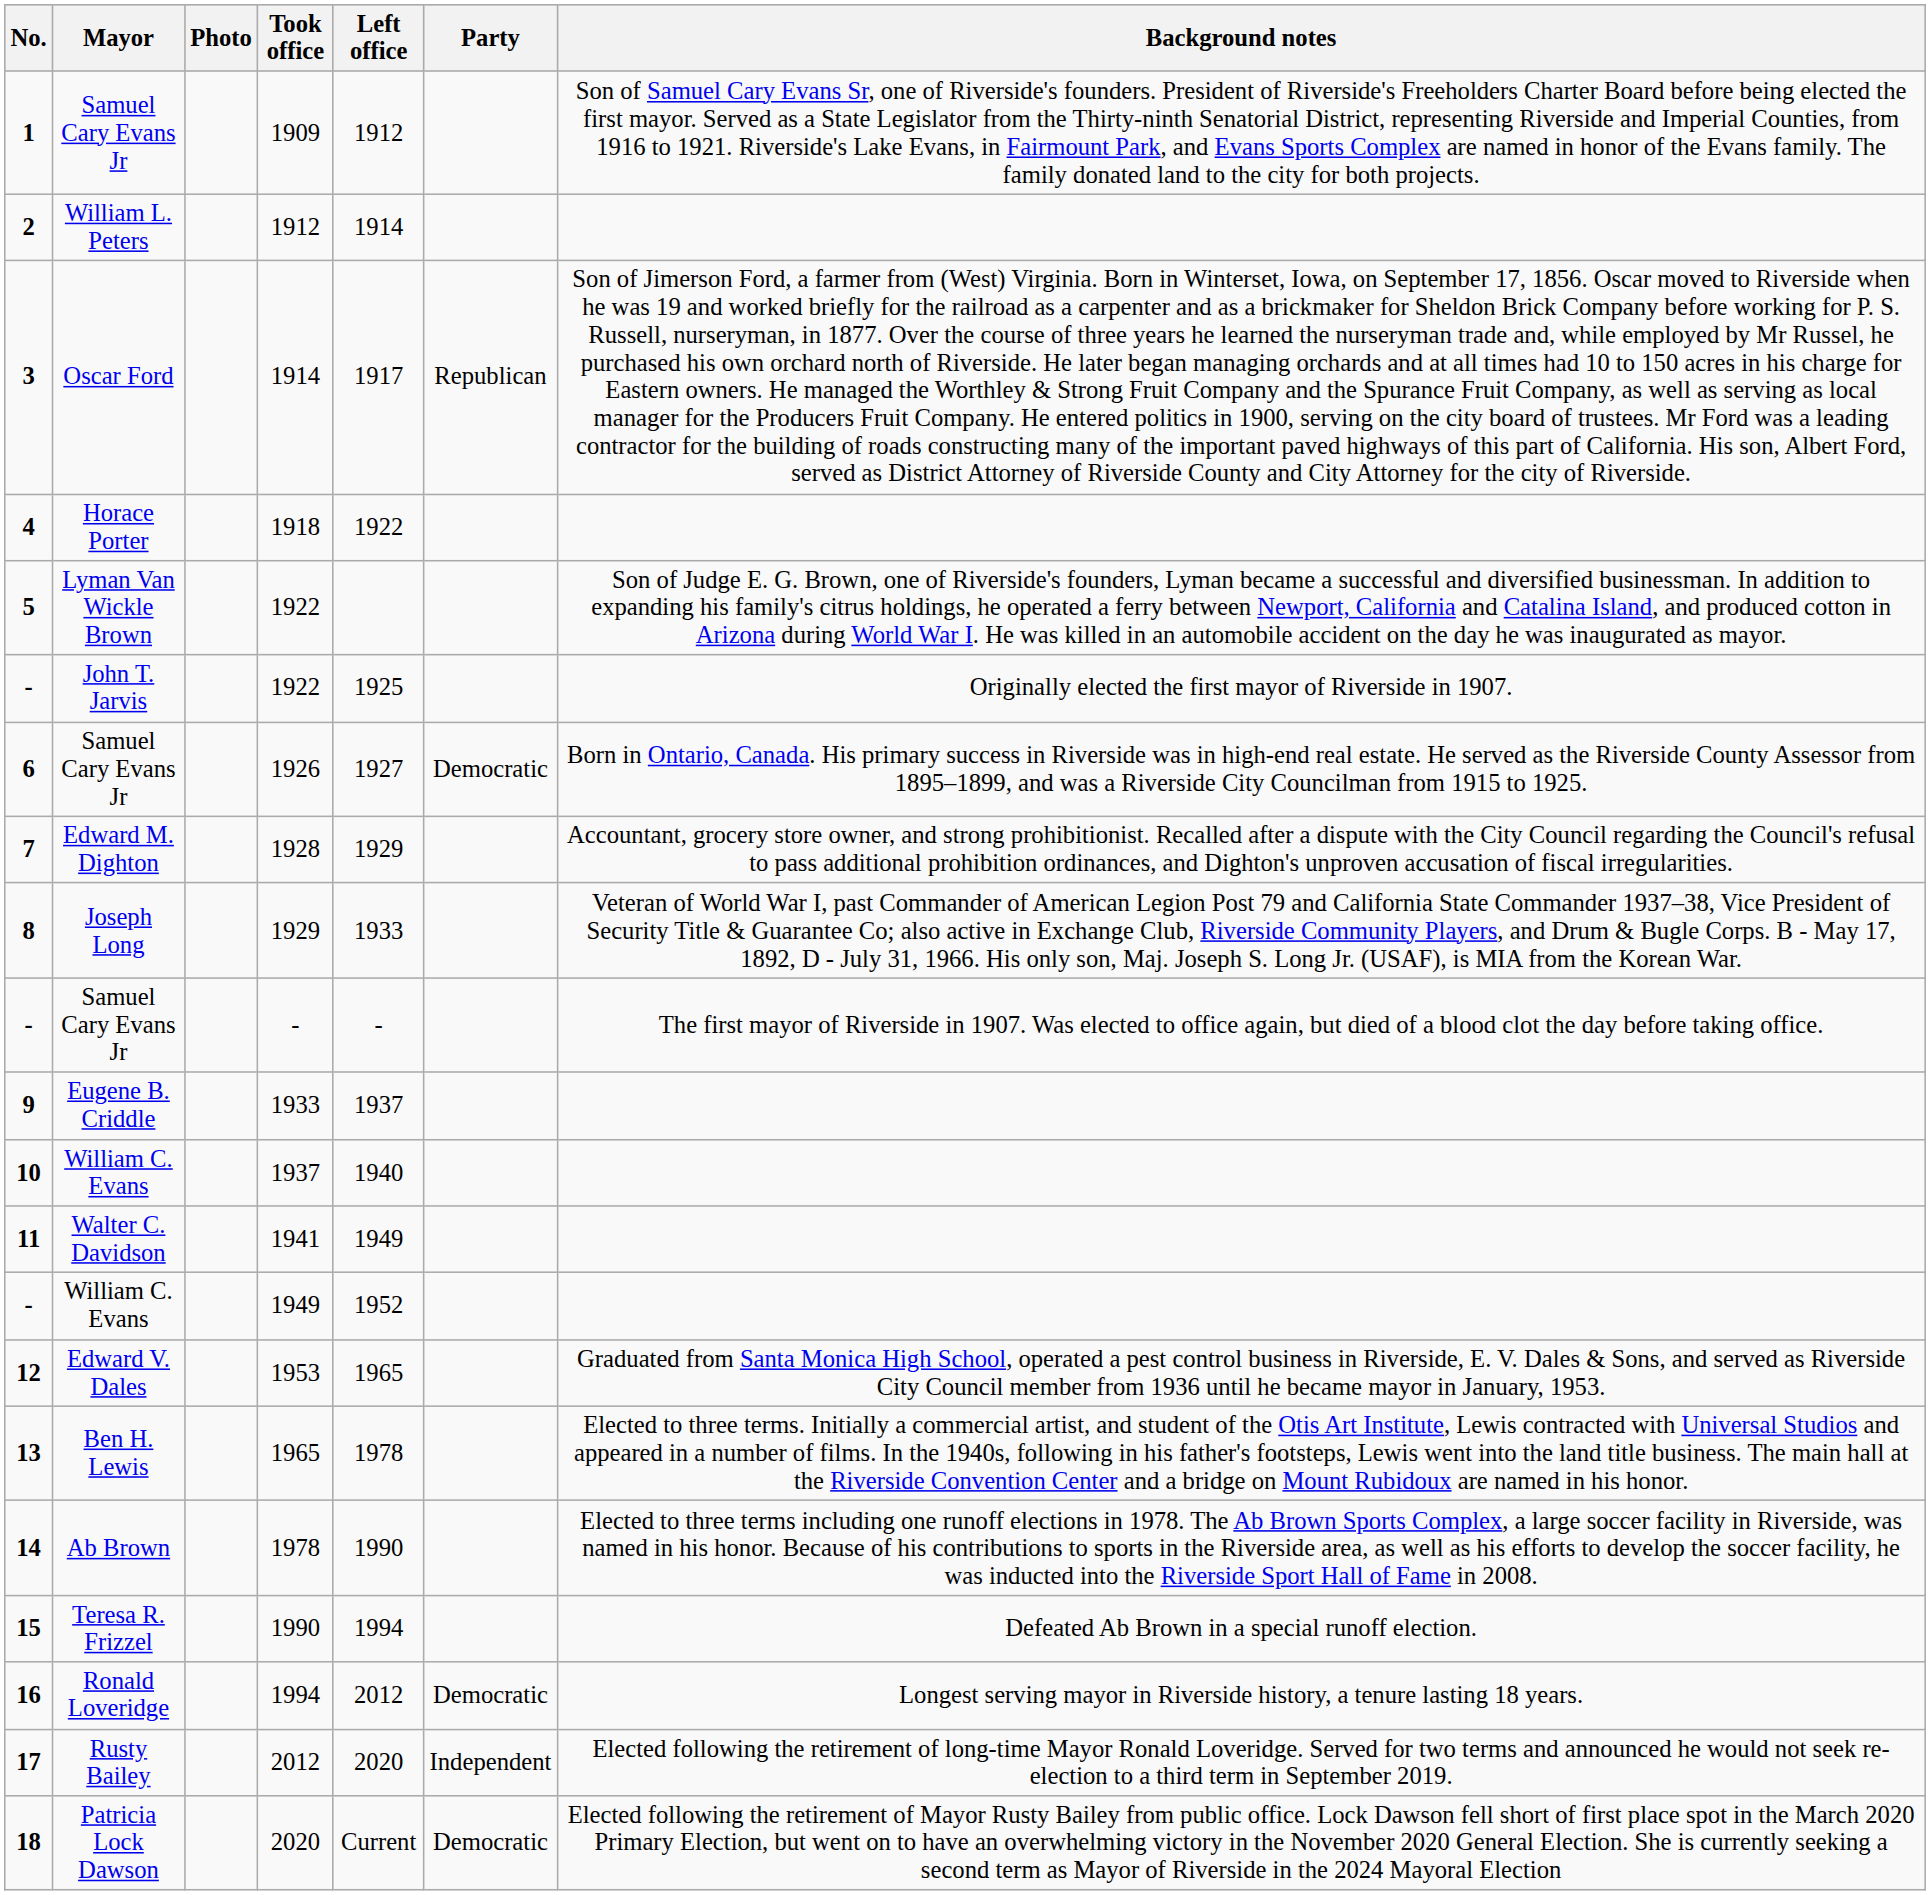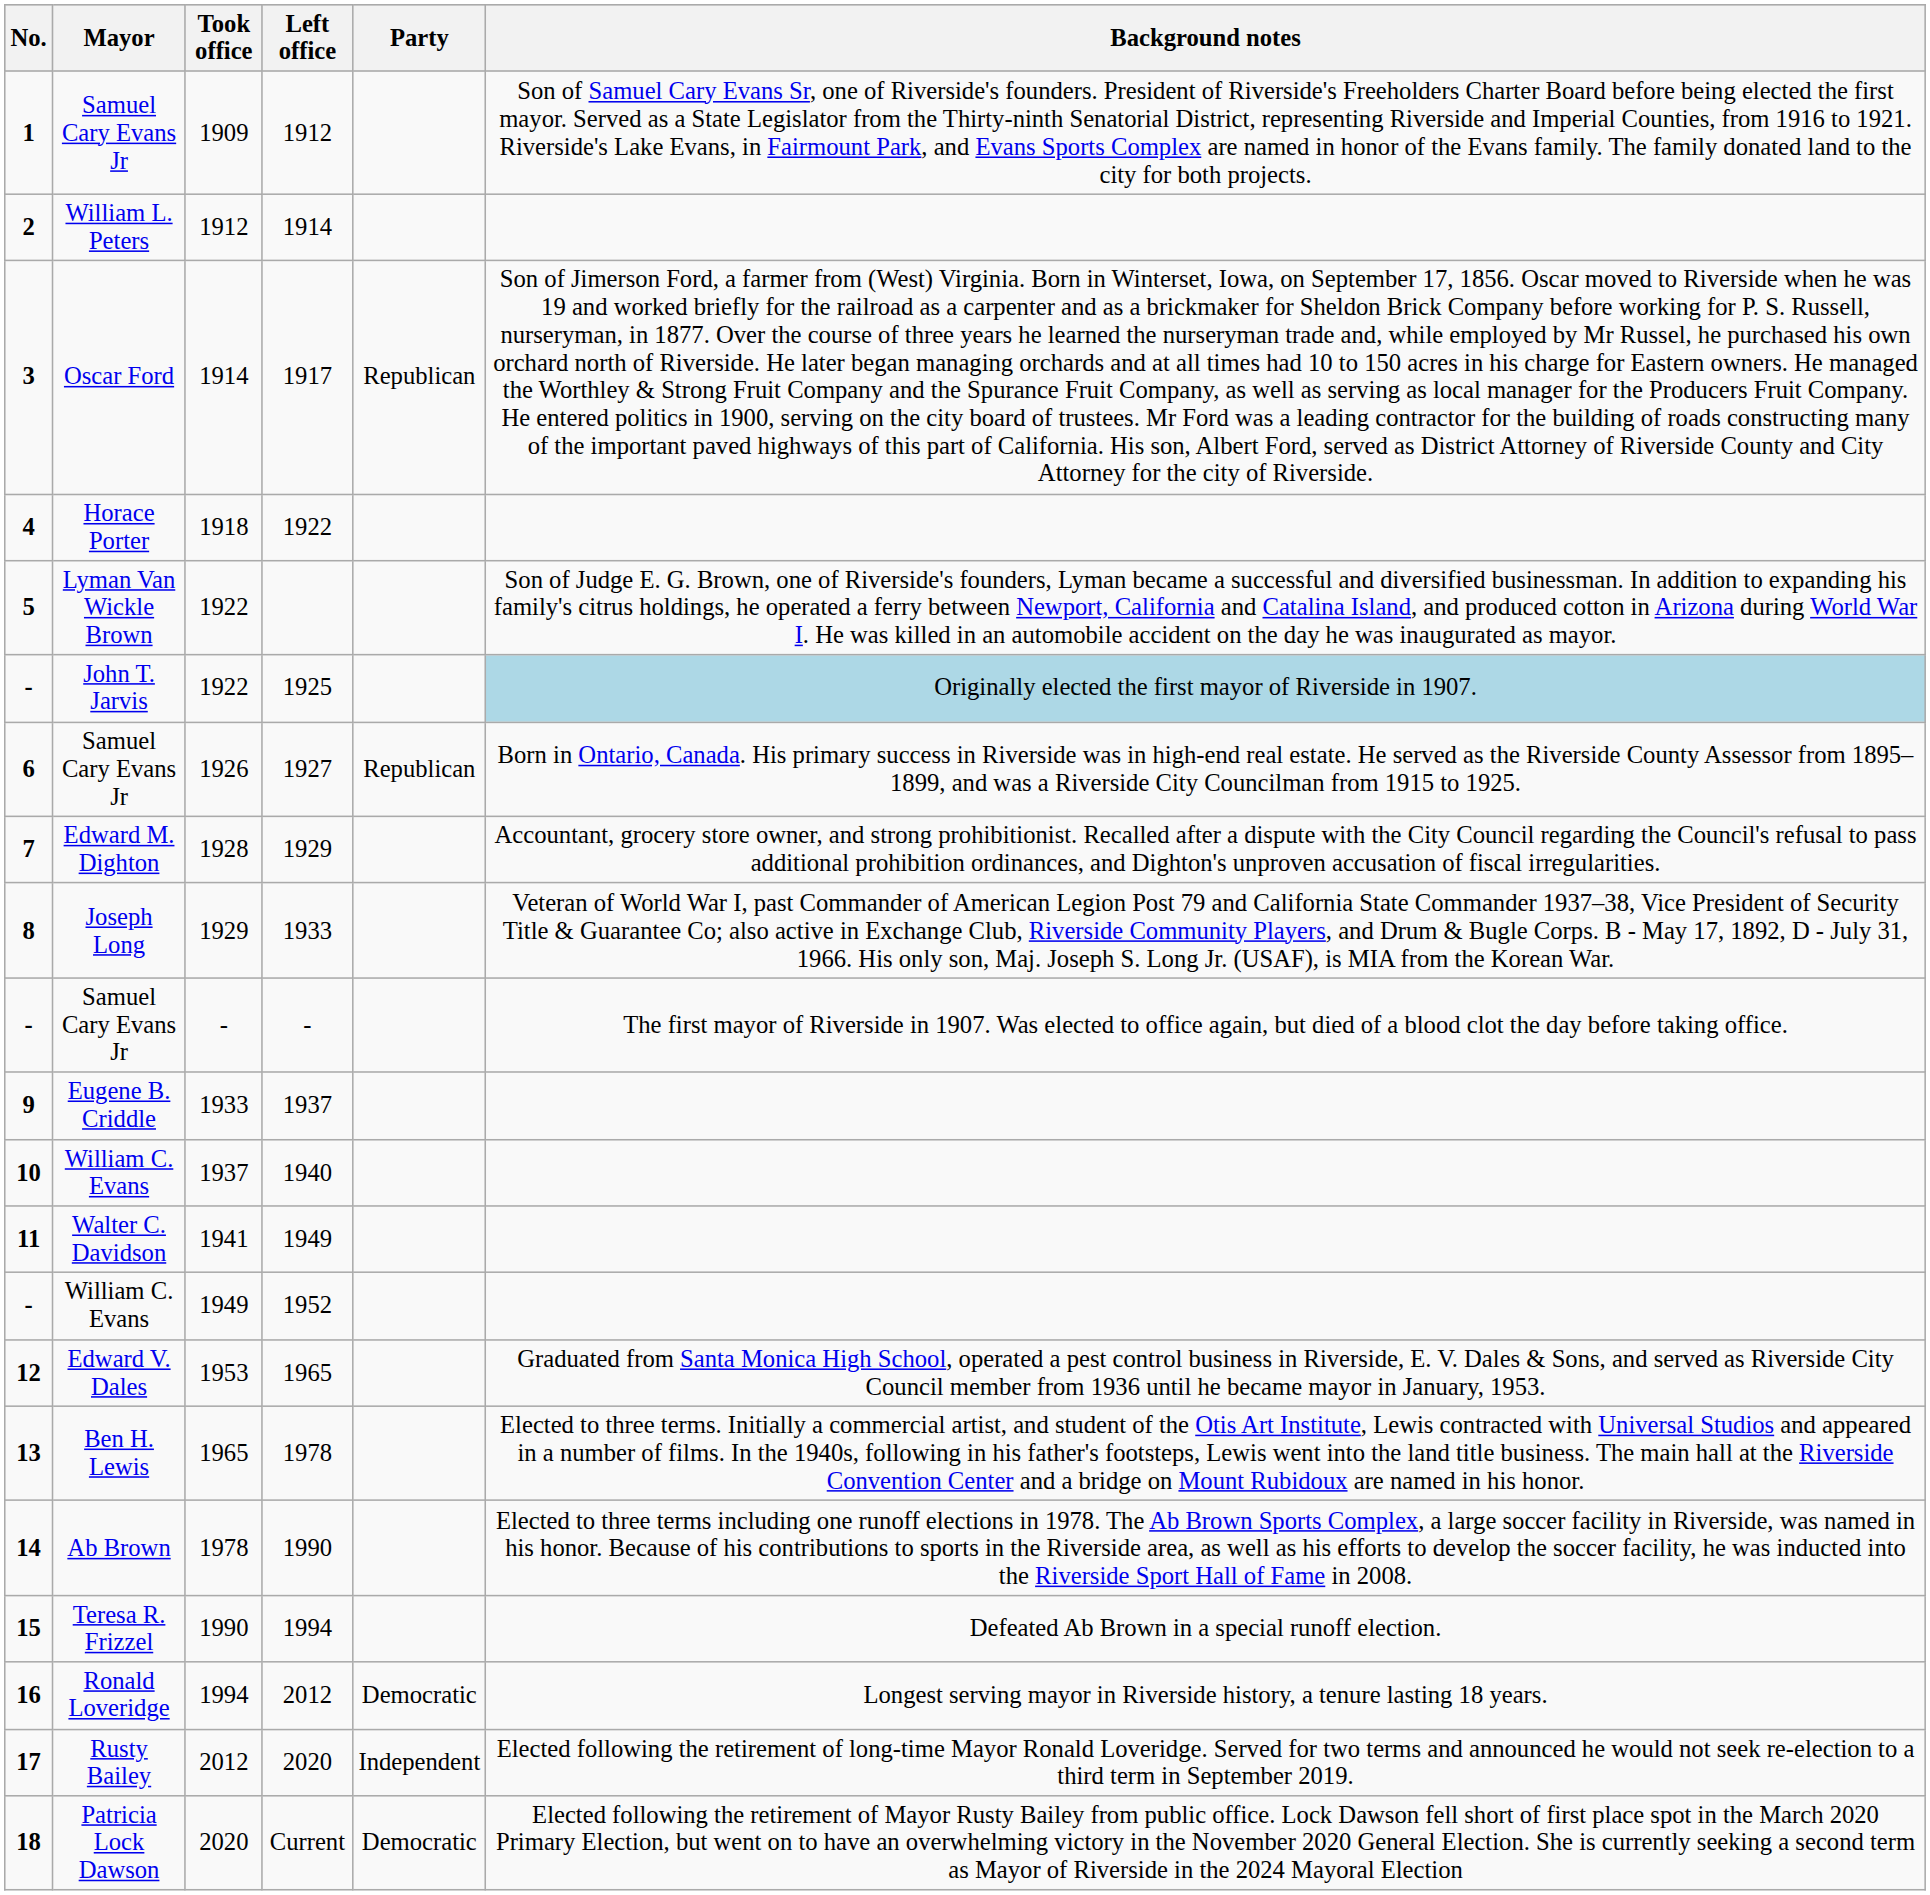- column: (221, 37)
(1241, 688) no background -> (1206, 688) lightblue background
(490, 768) Democratic -> (419, 768) Republican
